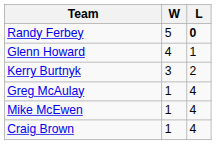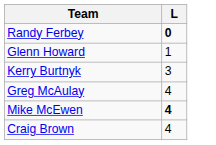- column: (174, 14)
(193, 71) 2 -> (168, 71) 3
(193, 110) normal -> (168, 110) bold
